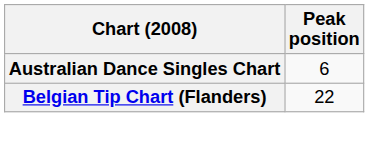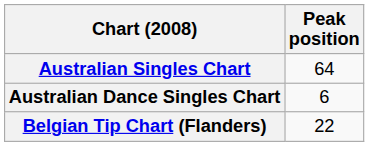+ row: (145, 68)
